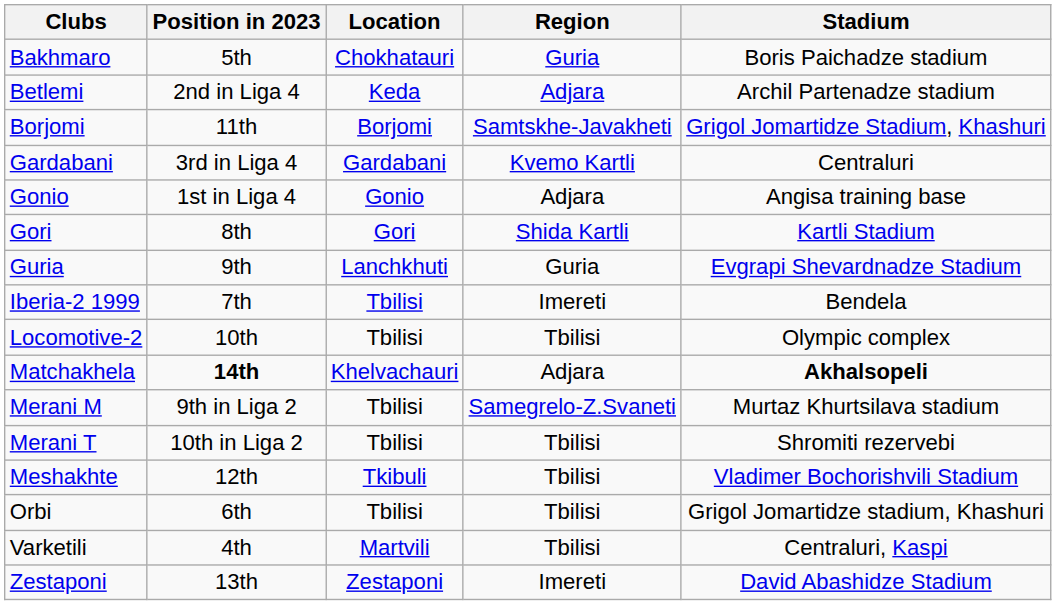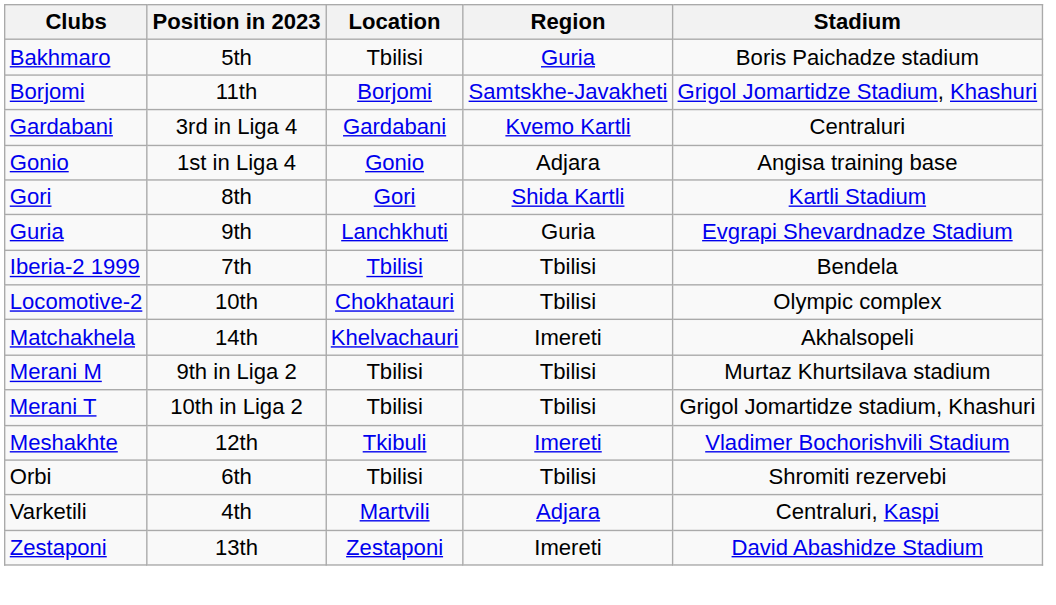(395, 57) Chokhatauri -> (395, 57) Tbilisi
- row: (47, 92)
(572, 302) Imereti -> (568, 267) Tbilisi
(395, 337) Tbilisi -> (395, 302) Chokhatauri
(237, 372) bold -> (237, 337) normal
(572, 372) Adjara -> (568, 337) Imereti
(866, 372) bold -> (857, 337) normal
(572, 407) Samegrelo-Z.Svaneti -> (568, 372) Tbilisi
(866, 442) Shromiti rezervebi -> (857, 407) Grigol Jomartidze stadium, Khashuri
(572, 477) Tbilisi -> (568, 442) Imereti
(866, 512) Grigol Jomartidze stadium, Khashuri -> (857, 477) Shromiti rezervebi
(572, 547) Tbilisi -> (568, 512) Adjara
